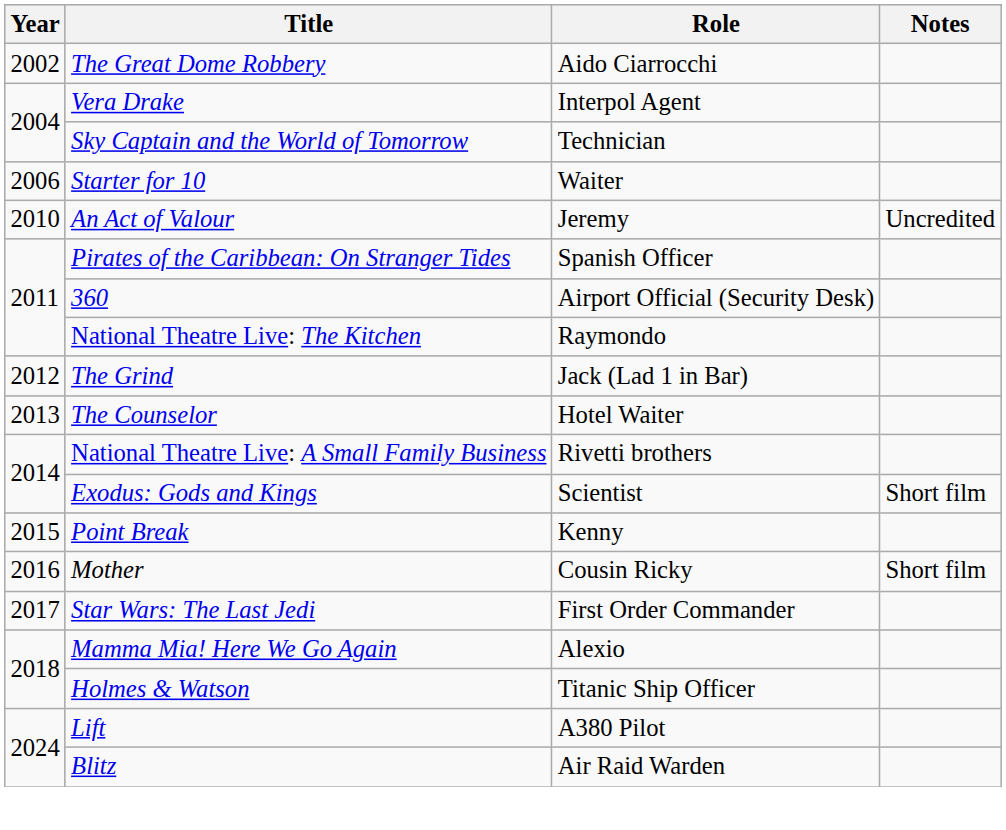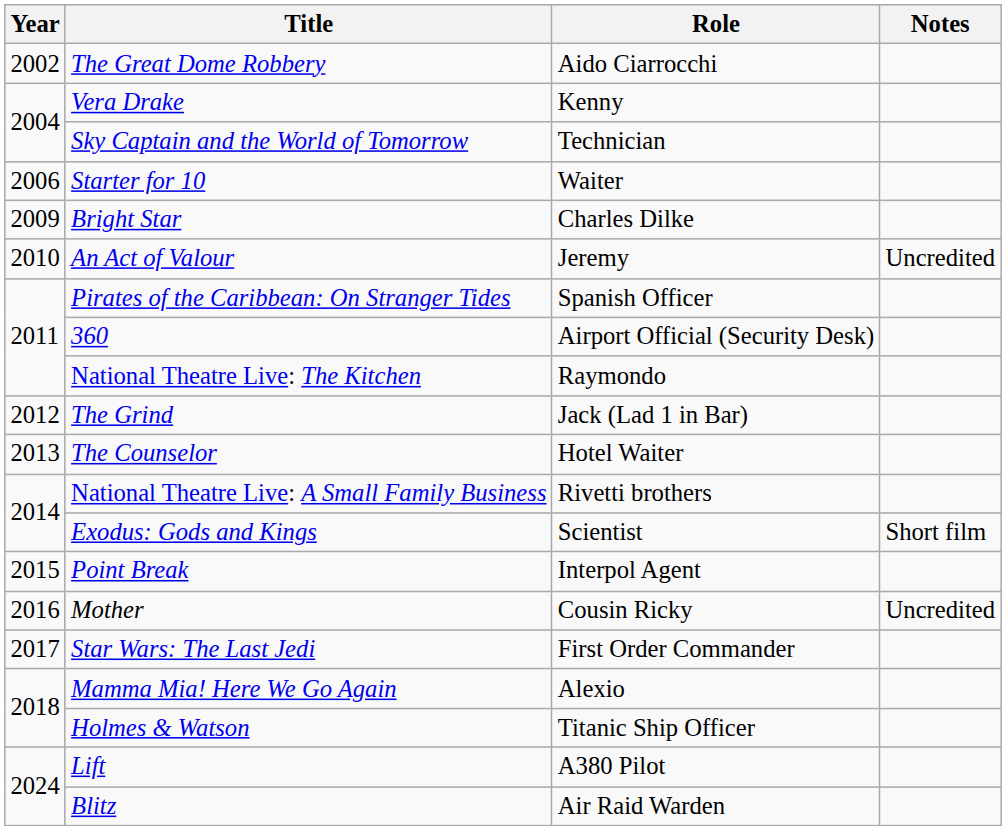(629, 102) Interpol Agent -> (591, 102) Kenny
+ row: (126, 219)
(591, 532) Kenny -> (629, 571) Interpol Agent
(936, 571) Short film -> (940, 610) Uncredited
